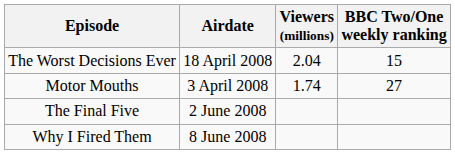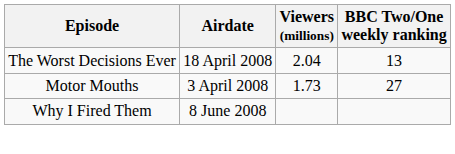(394, 60) 15 -> (394, 60) 13
(307, 85) 1.74 -> (307, 85) 1.73
- row: (92, 111)
